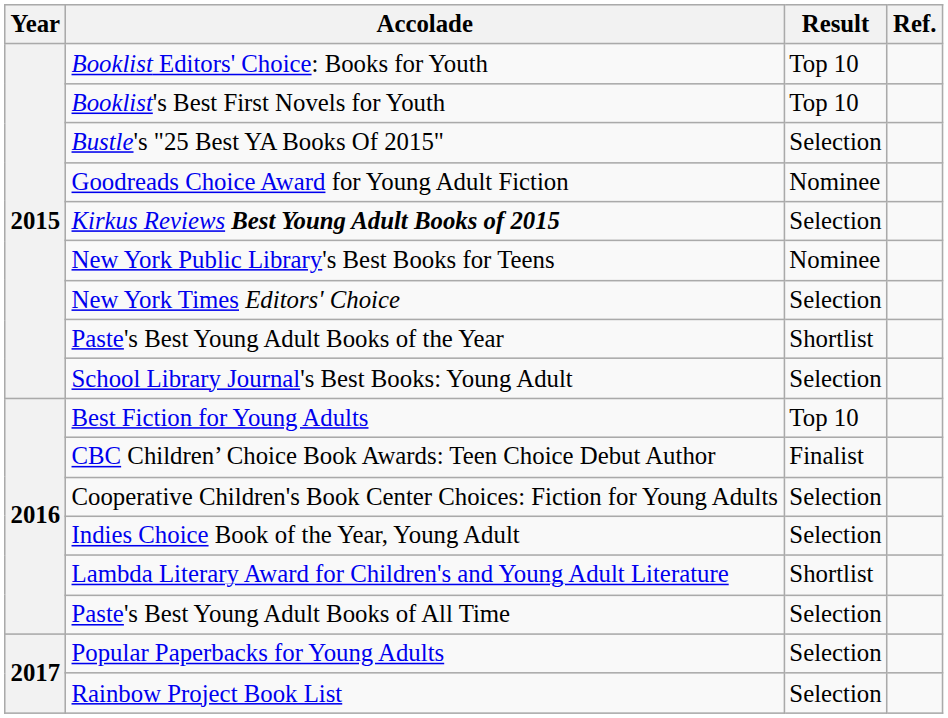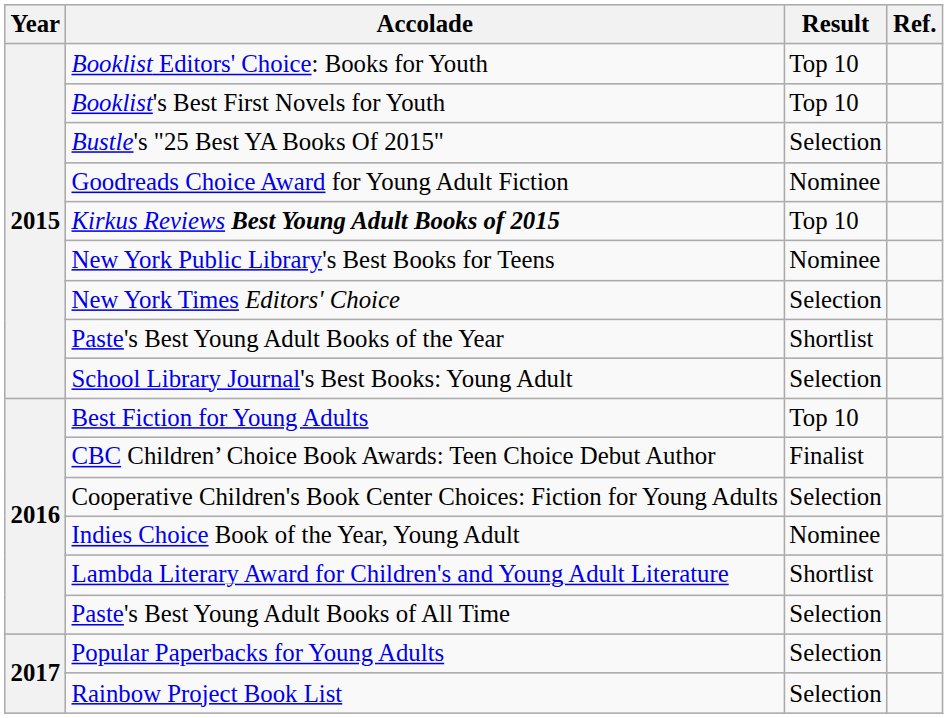(836, 220) Selection -> (824, 220) Top 10
(836, 535) Selection -> (835, 535) Nominee
